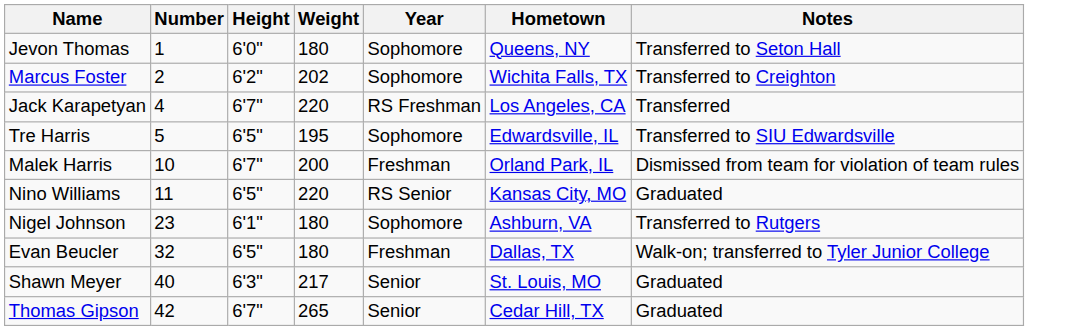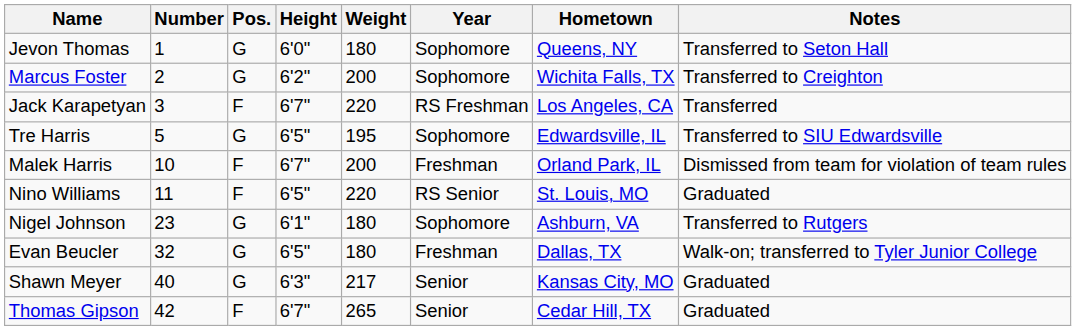+ column: (252, 19)
(313, 77) 202 -> (361, 77) 200
(159, 106) 4 -> (159, 106) 3
(558, 194) Kansas City, MO -> (593, 194) St. Louis, MO
(545, 281) St. Louis, MO -> (605, 281) Kansas City, MO
